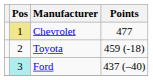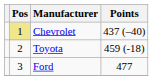(124, 31) 477 -> (124, 31) 437 (–40)
(20, 66) paleturquoise background -> (20, 66) no background
(124, 66) 437 (–40) -> (124, 66) 477
